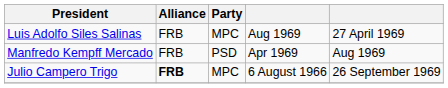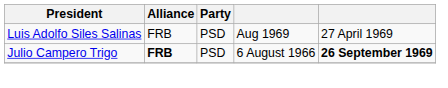(225, 33) MPC -> (213, 33) PSD
- row: (80, 53)
(225, 72) MPC -> (213, 53) PSD
(387, 72) normal -> (377, 53) bold
